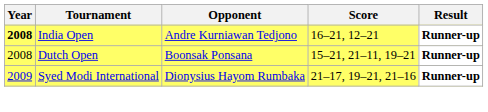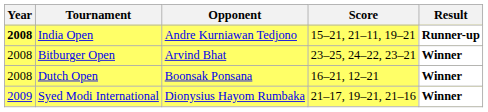(345, 35) 16–21, 12–21 -> (363, 35) 15–21, 21–11, 19–21
+ row: (76, 55)
(363, 55) 15–21, 21–11, 19–21 -> (345, 76) 16–21, 12–21
(451, 55) Runner-up -> (442, 76) Winner
(451, 76) Runner-up -> (442, 96) Winner
